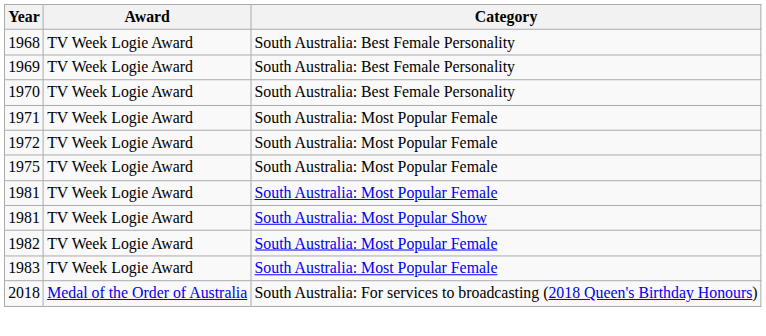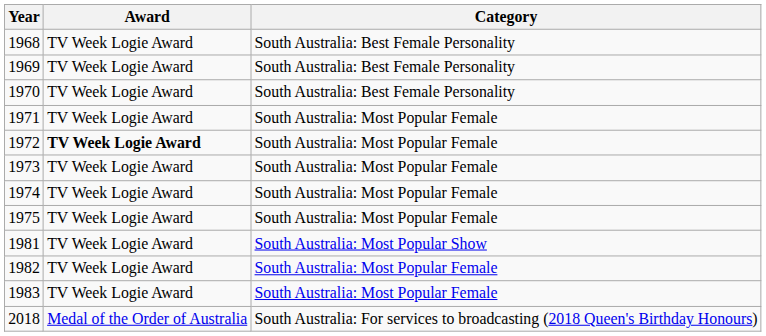(120, 142) normal -> (124, 142) bold
+ row: (24, 167)
+ row: (24, 192)
- row: (24, 192)
